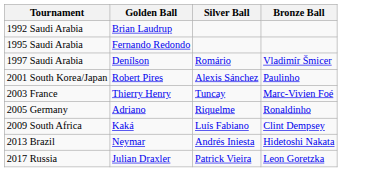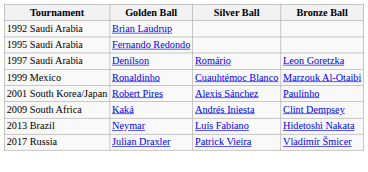(297, 61) Vladimír Šmicer -> (314, 61) Leon Goretzka
+ row: (34, 77)
- row: (32, 93)
- row: (37, 110)
(222, 126) Luís Fabiano -> (225, 110) Andrés Iniesta
(225, 142) Andrés Iniesta -> (222, 126) Luís Fabiano
(294, 158) Leon Goretzka -> (317, 142) Vladimír Šmicer
